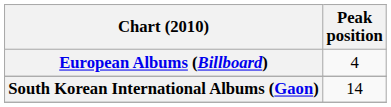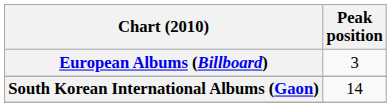(355, 62) 4 -> (355, 62) 3
